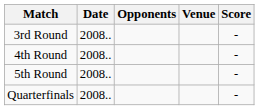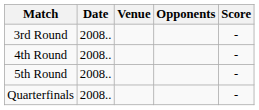columns swapped: (199, 14) <-> (147, 14)
